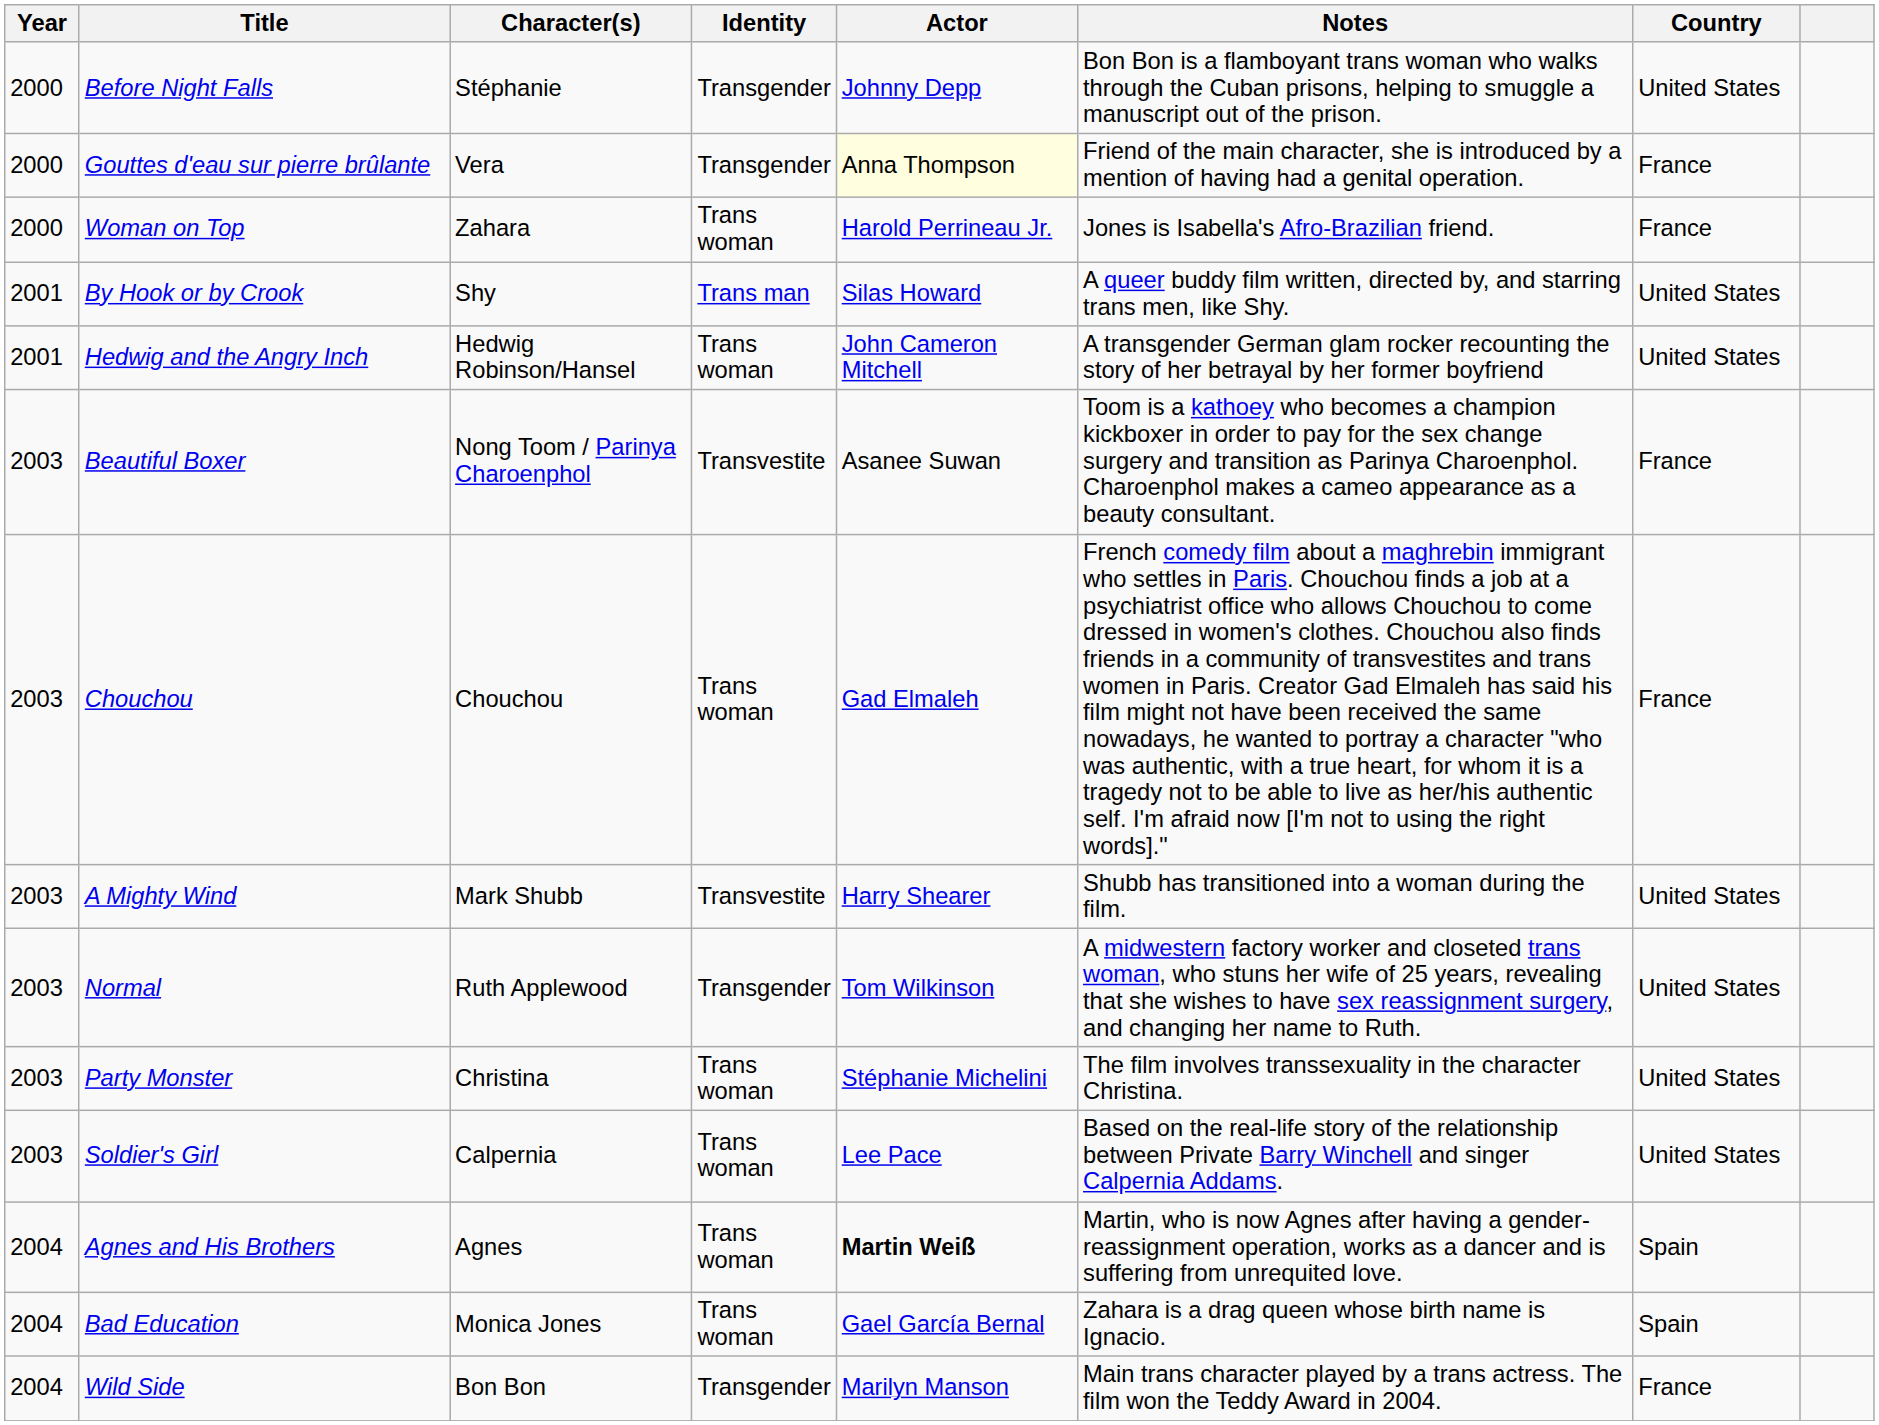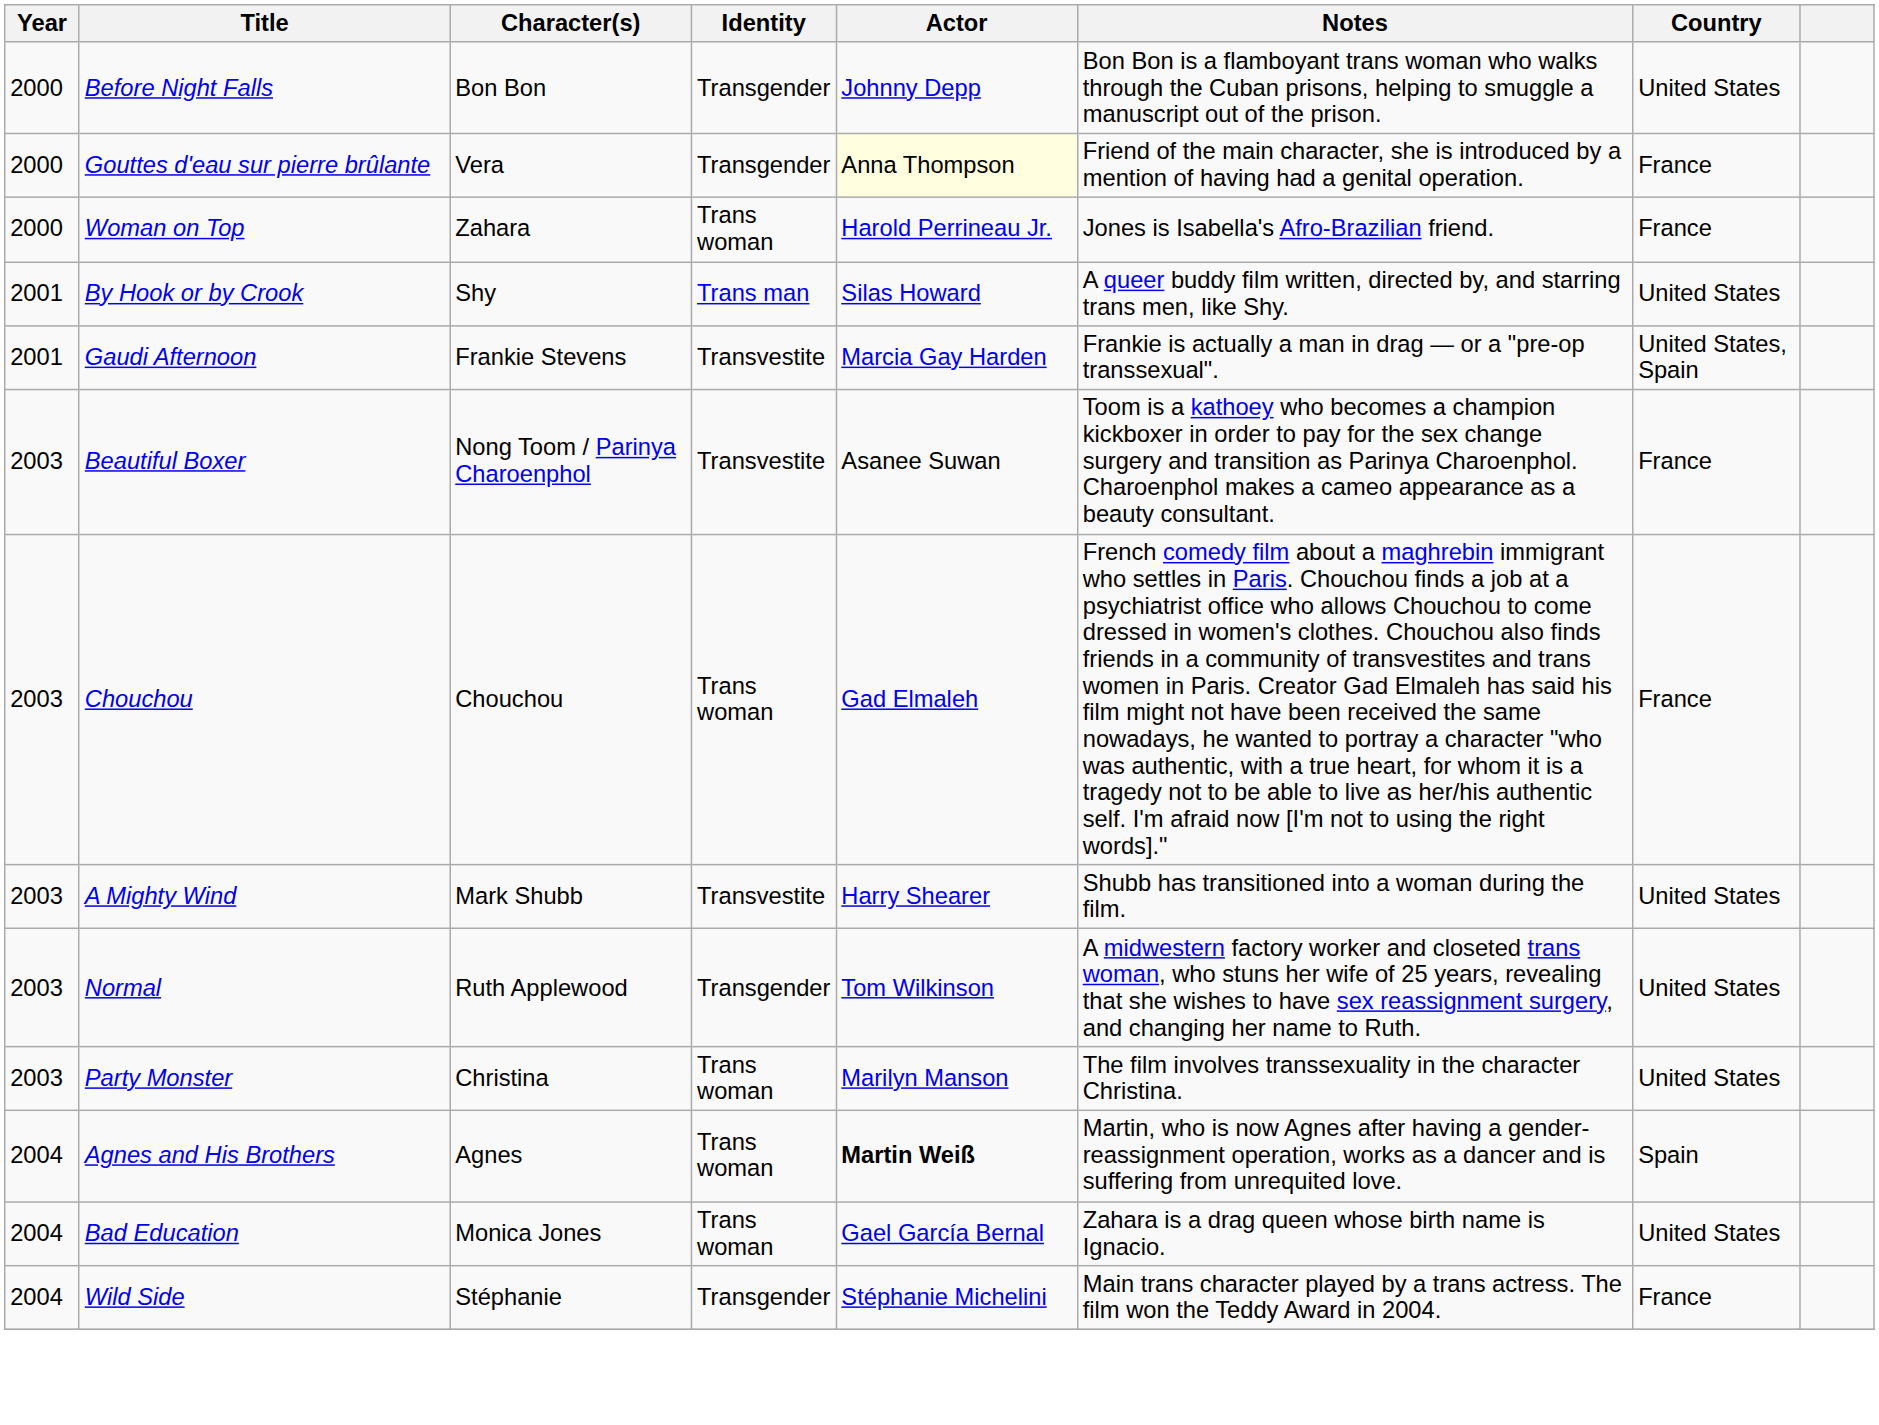(508, 87) Stéphanie -> (501, 87) Bon Bon
+ row: (171, 357)
- row: (227, 357)
(944, 1078) Stéphanie Michelini -> (925, 1078) Marilyn Manson
- row: (152, 1155)
(1669, 1324) Spain -> (1709, 1233) United States
(501, 1388) Bon Bon -> (509, 1297) Stéphanie
(925, 1388) Marilyn Manson -> (944, 1297) Stéphanie Michelini
